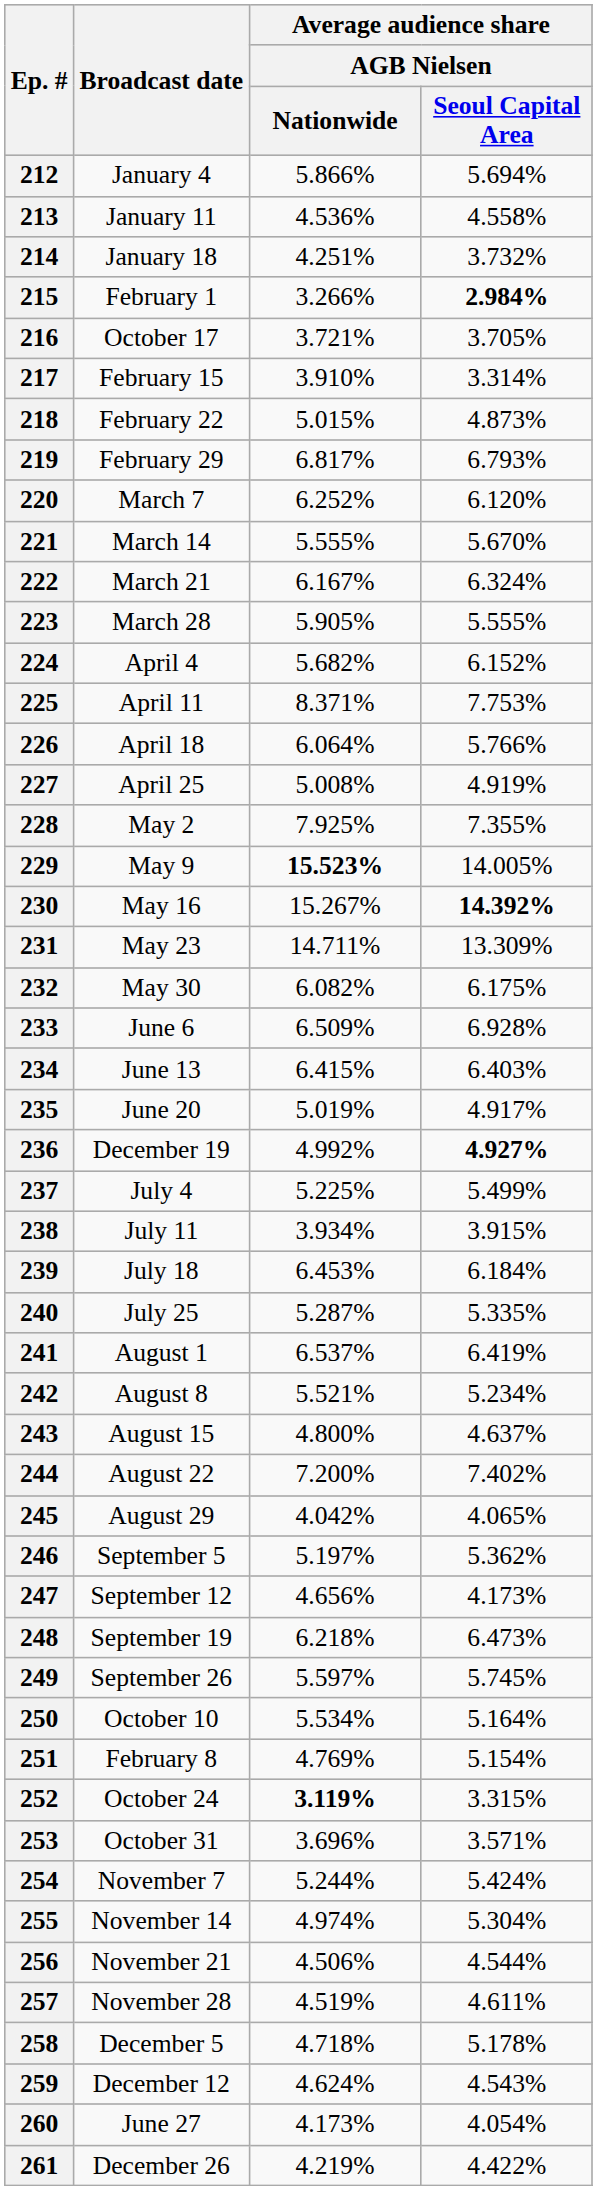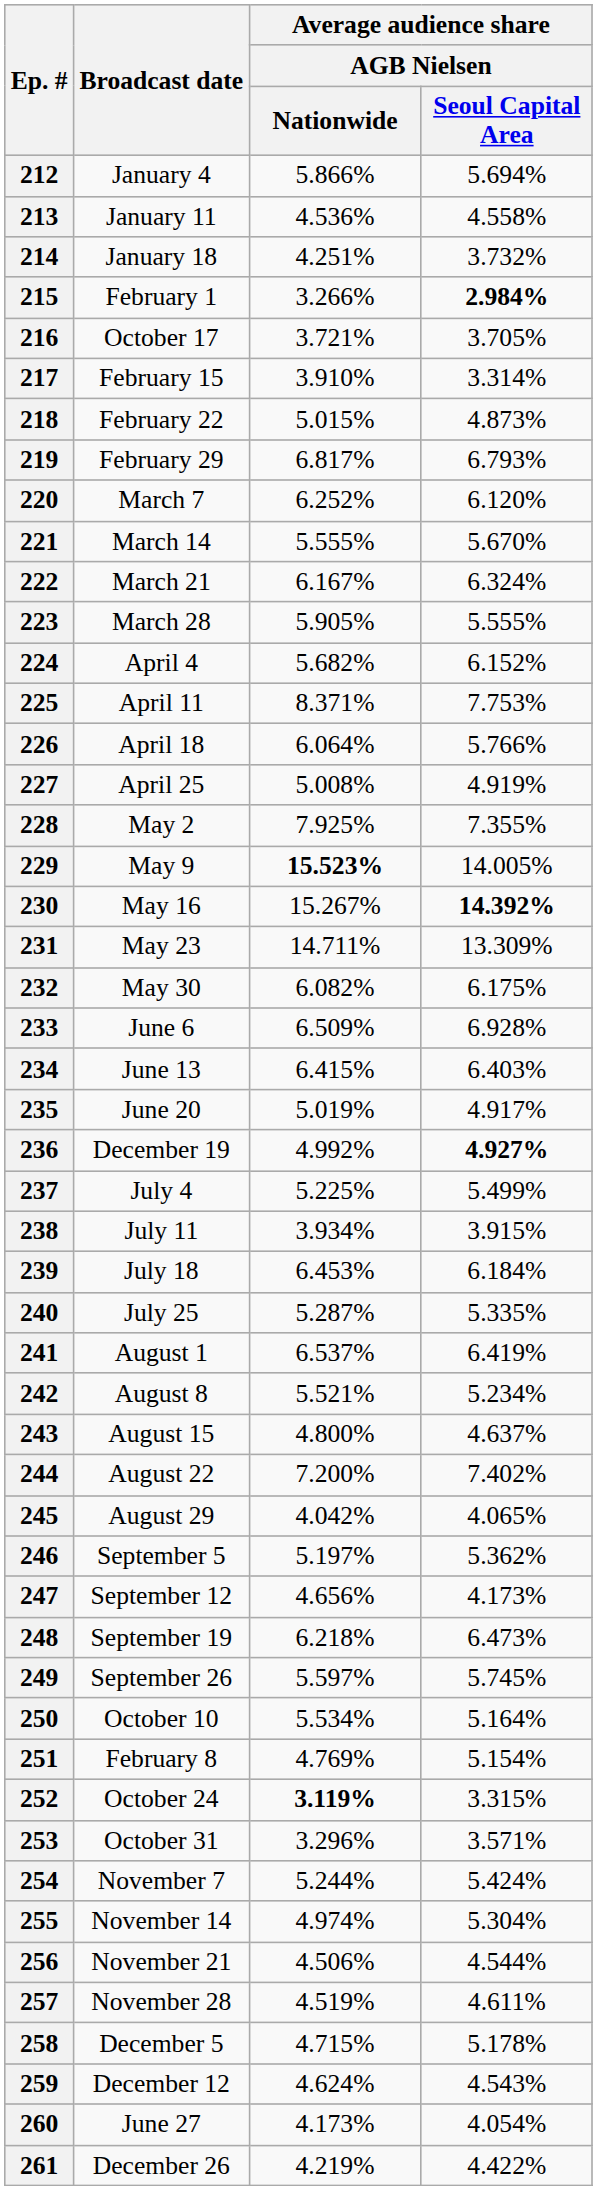(335, 1840) 3.696% -> (335, 1840) 3.296%
(335, 2043) 4.718% -> (335, 2043) 4.715%
